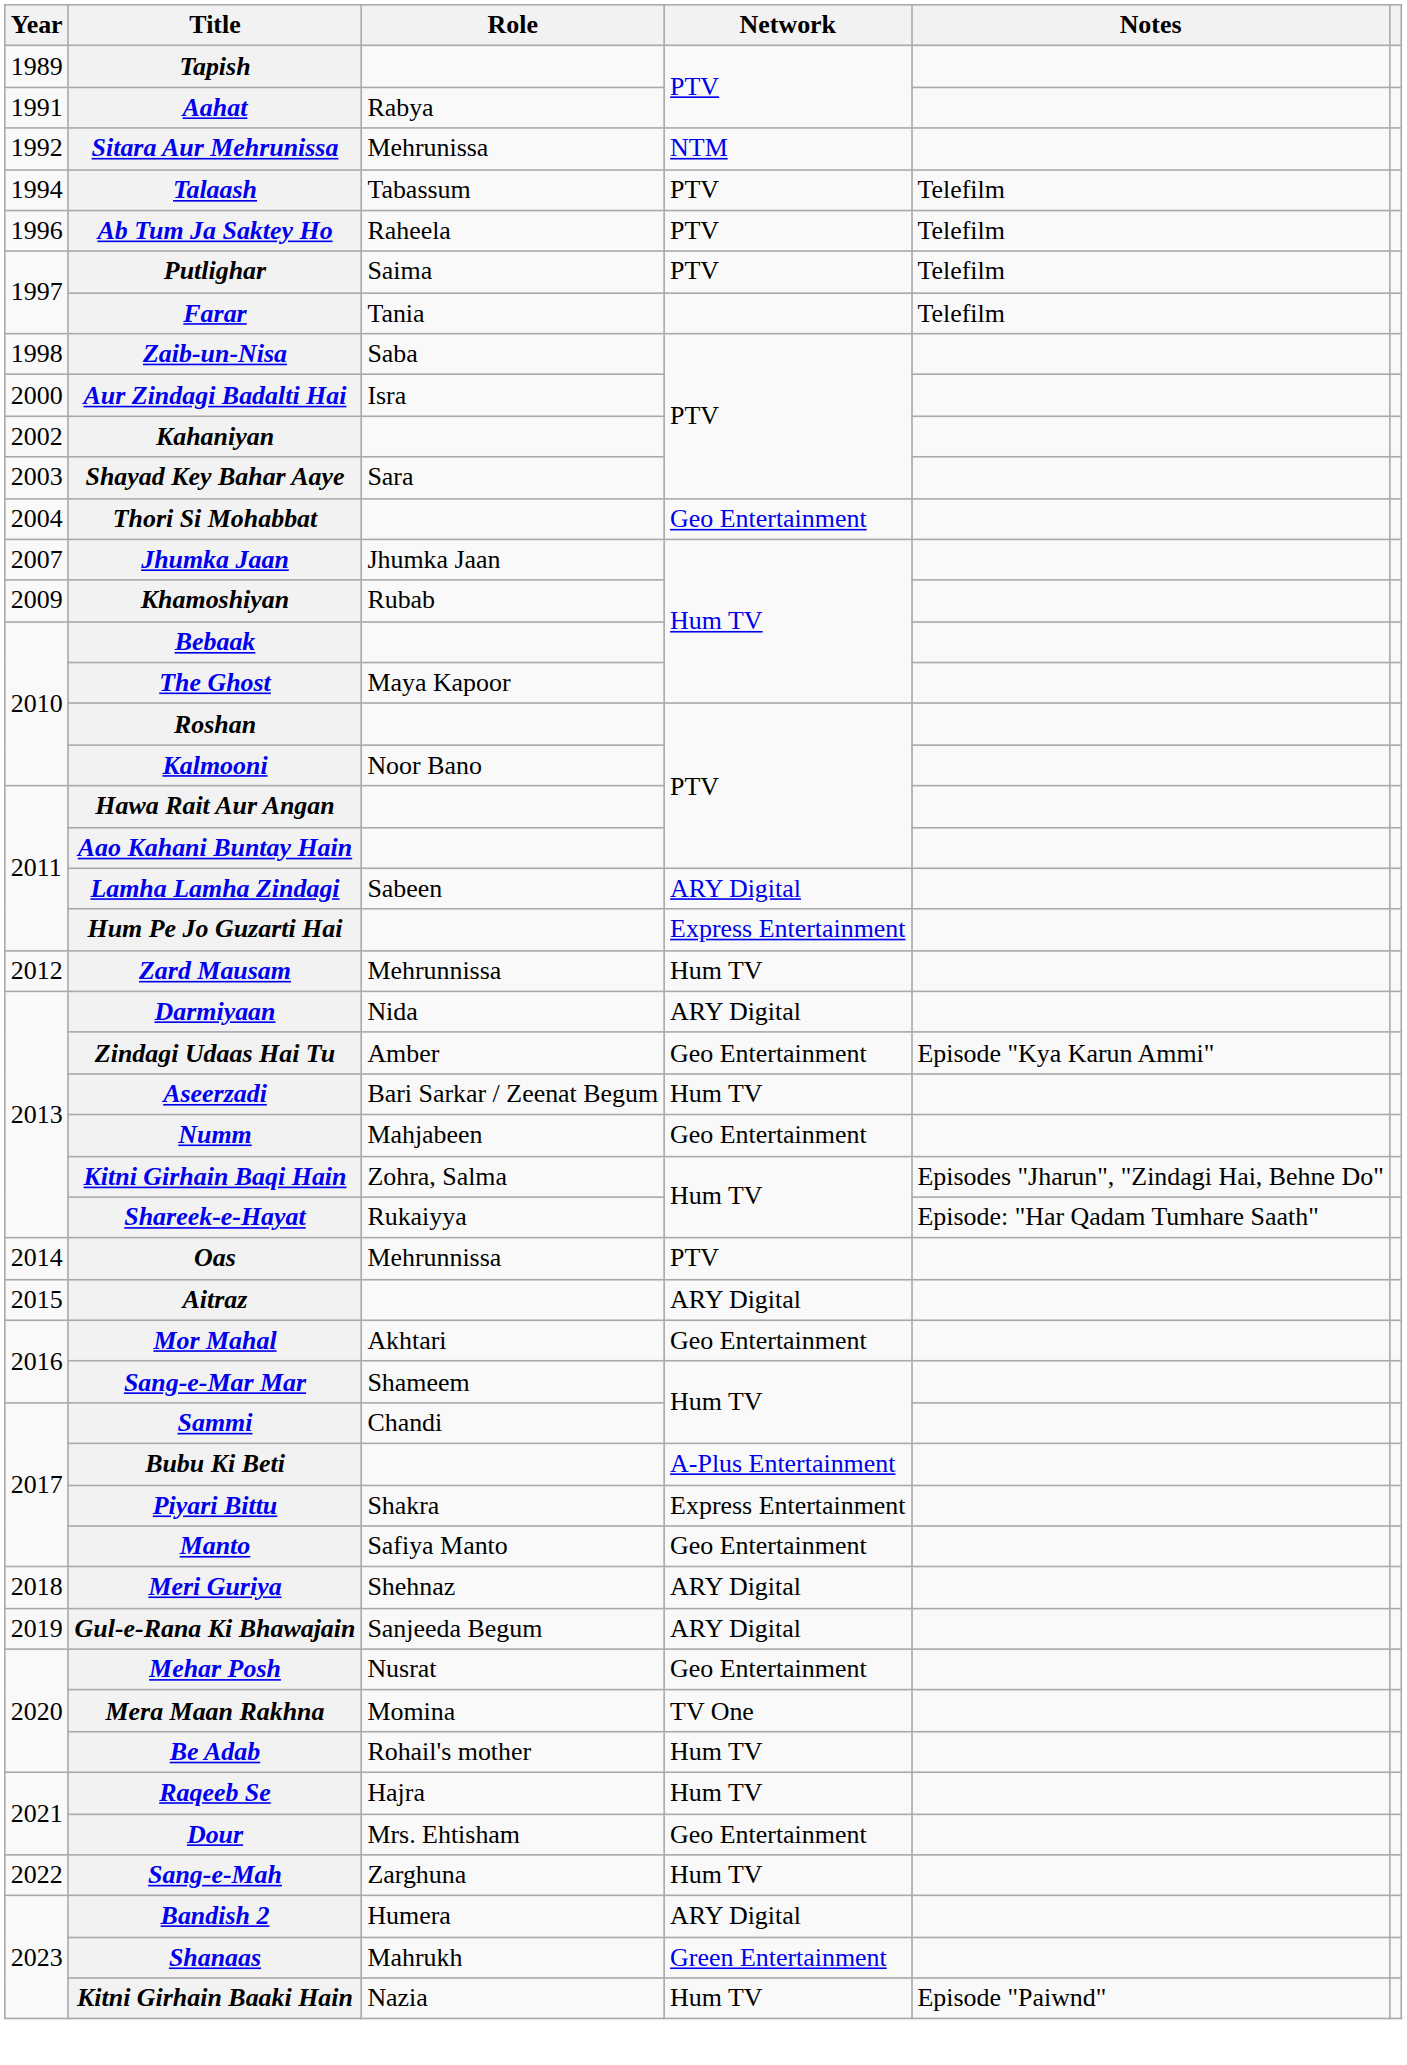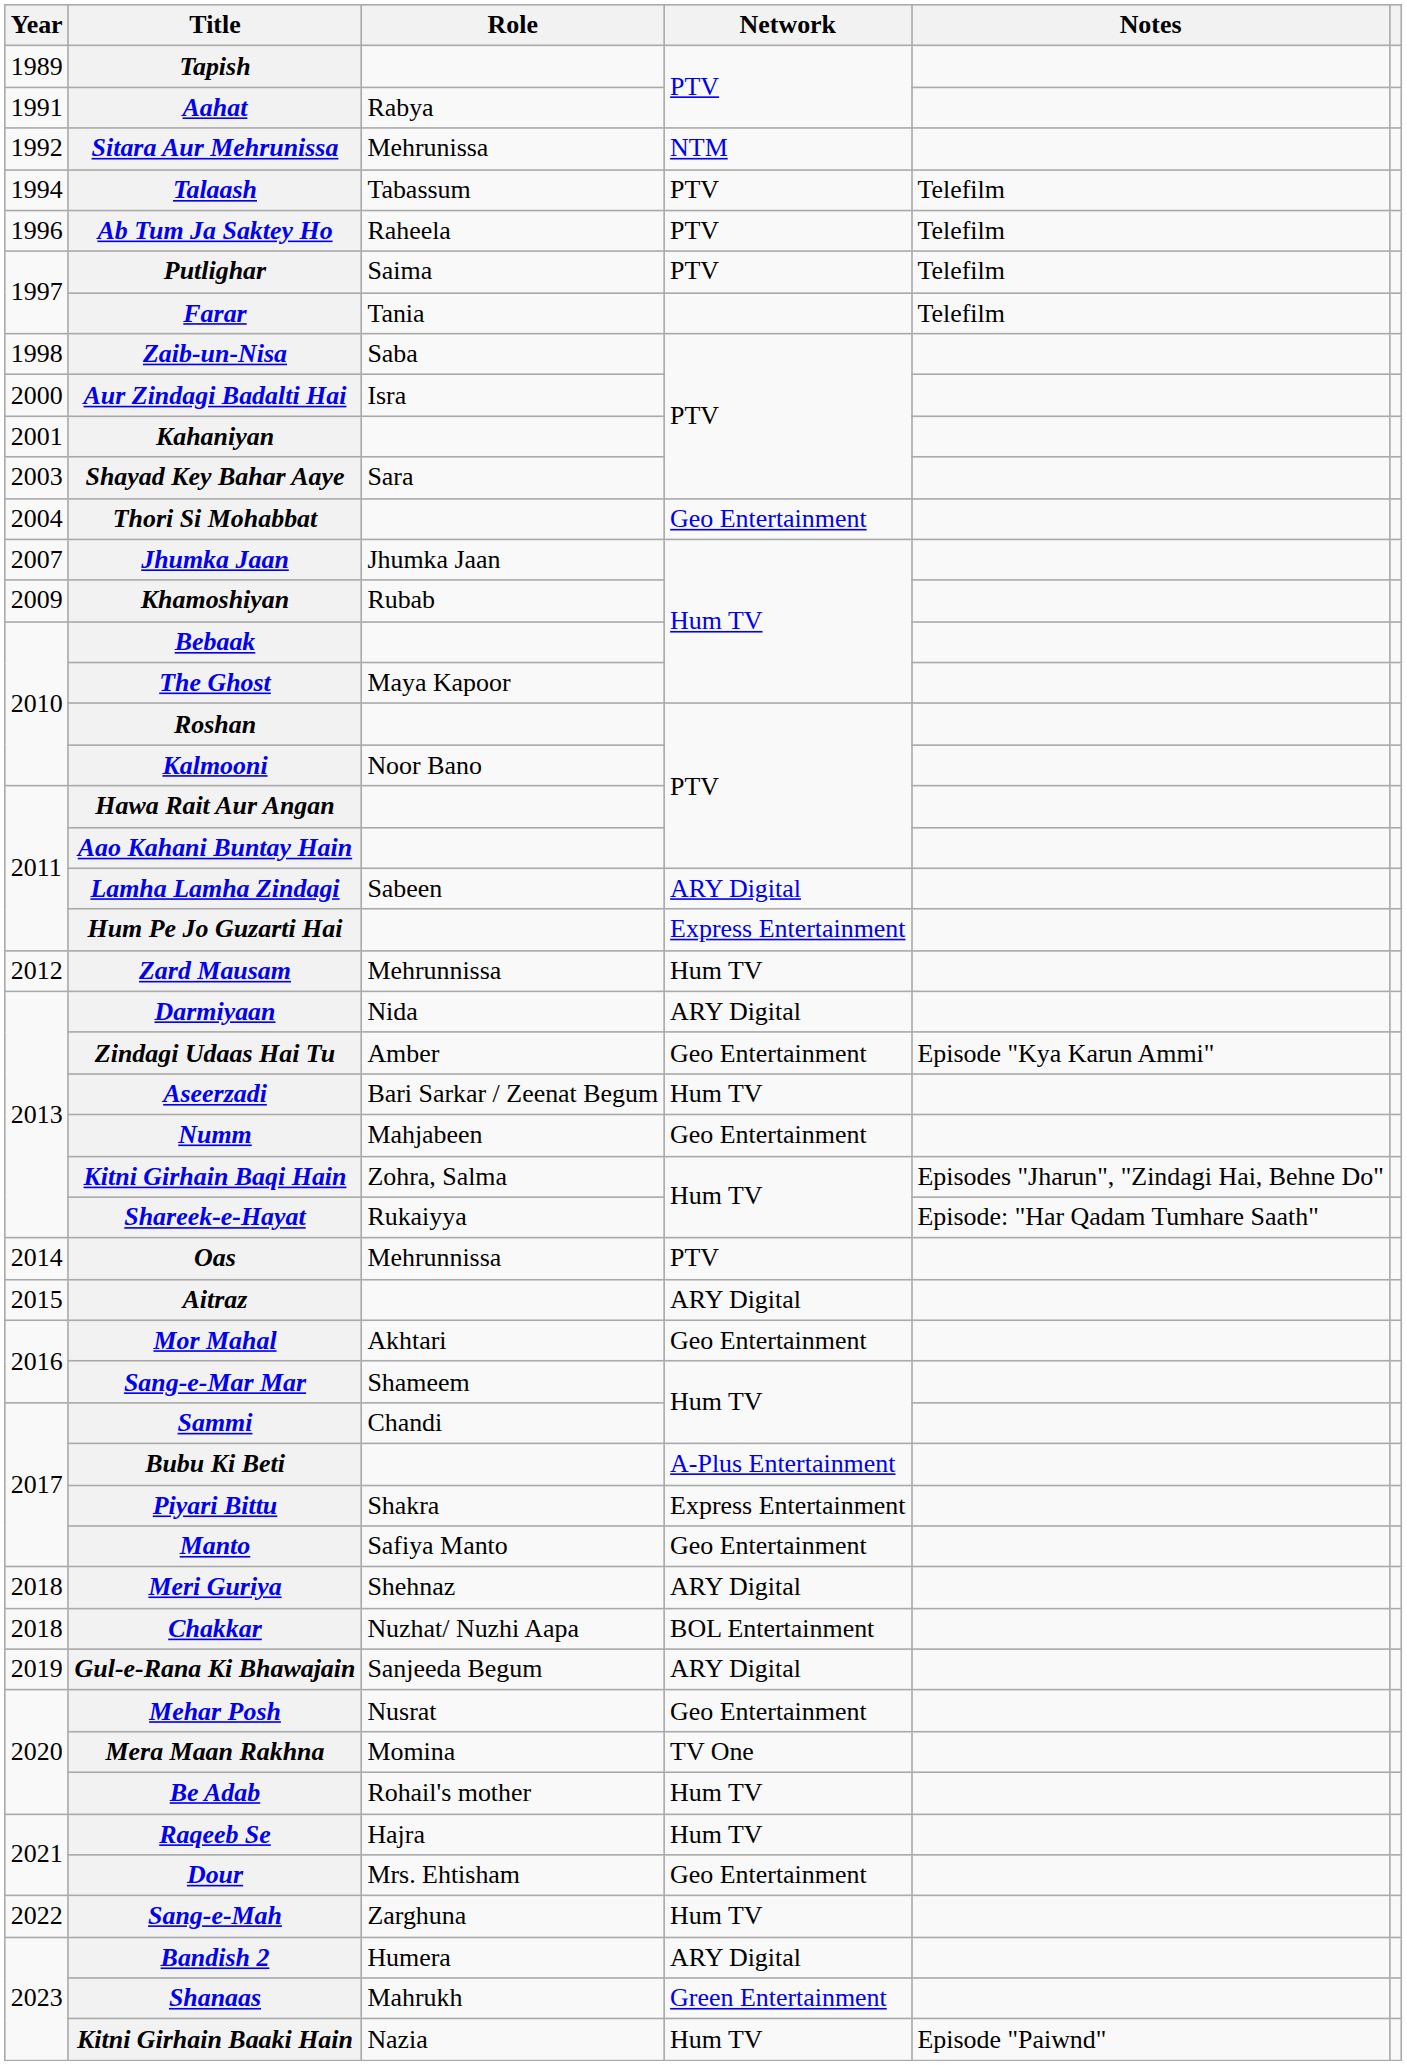(37, 436) 2002 -> (37, 436) 2001
+ row: (215, 1628)
